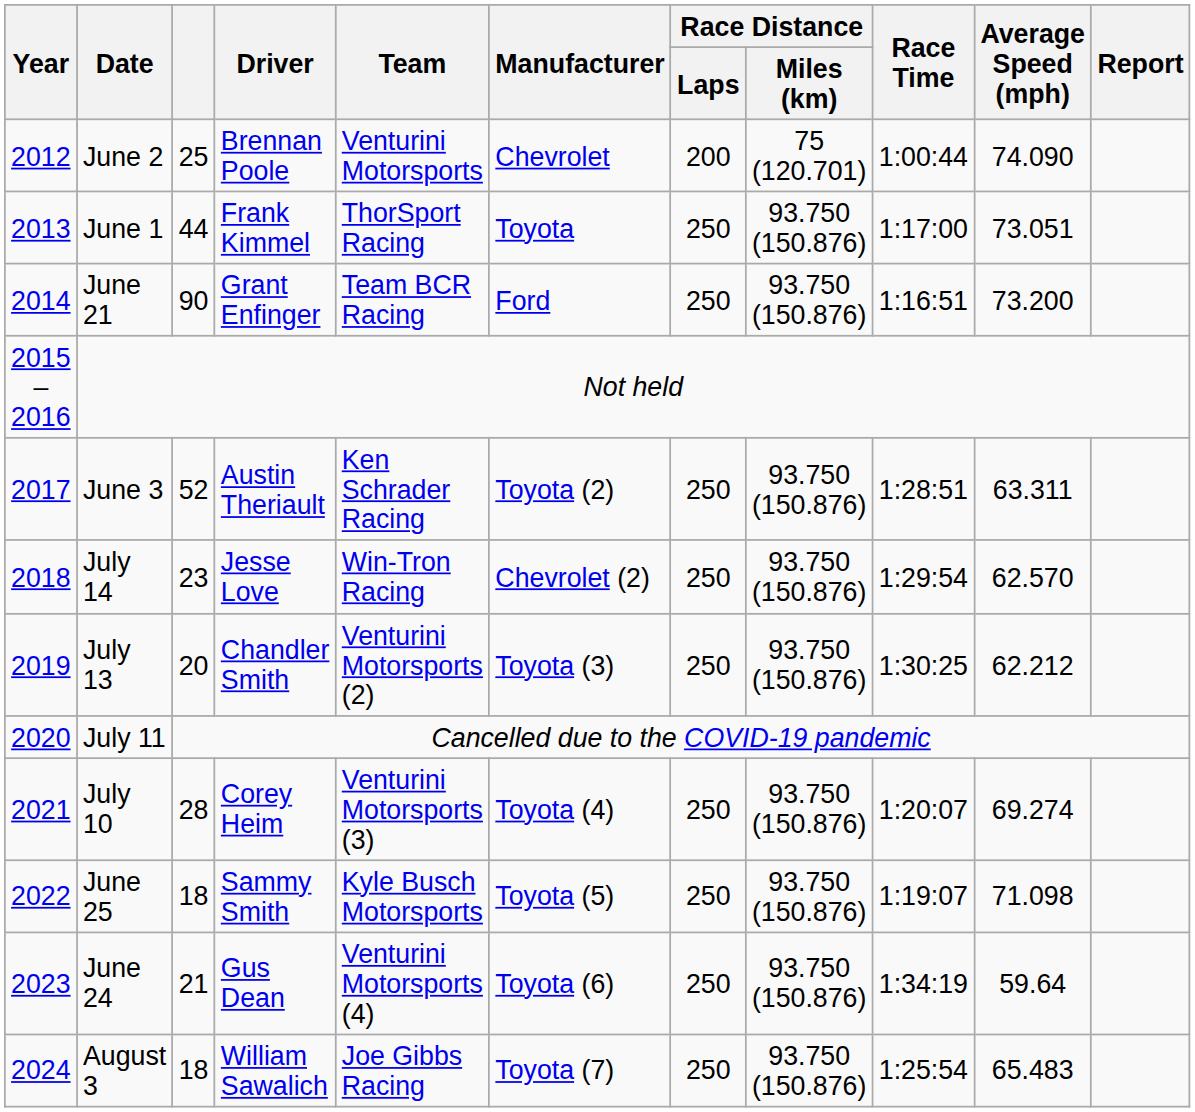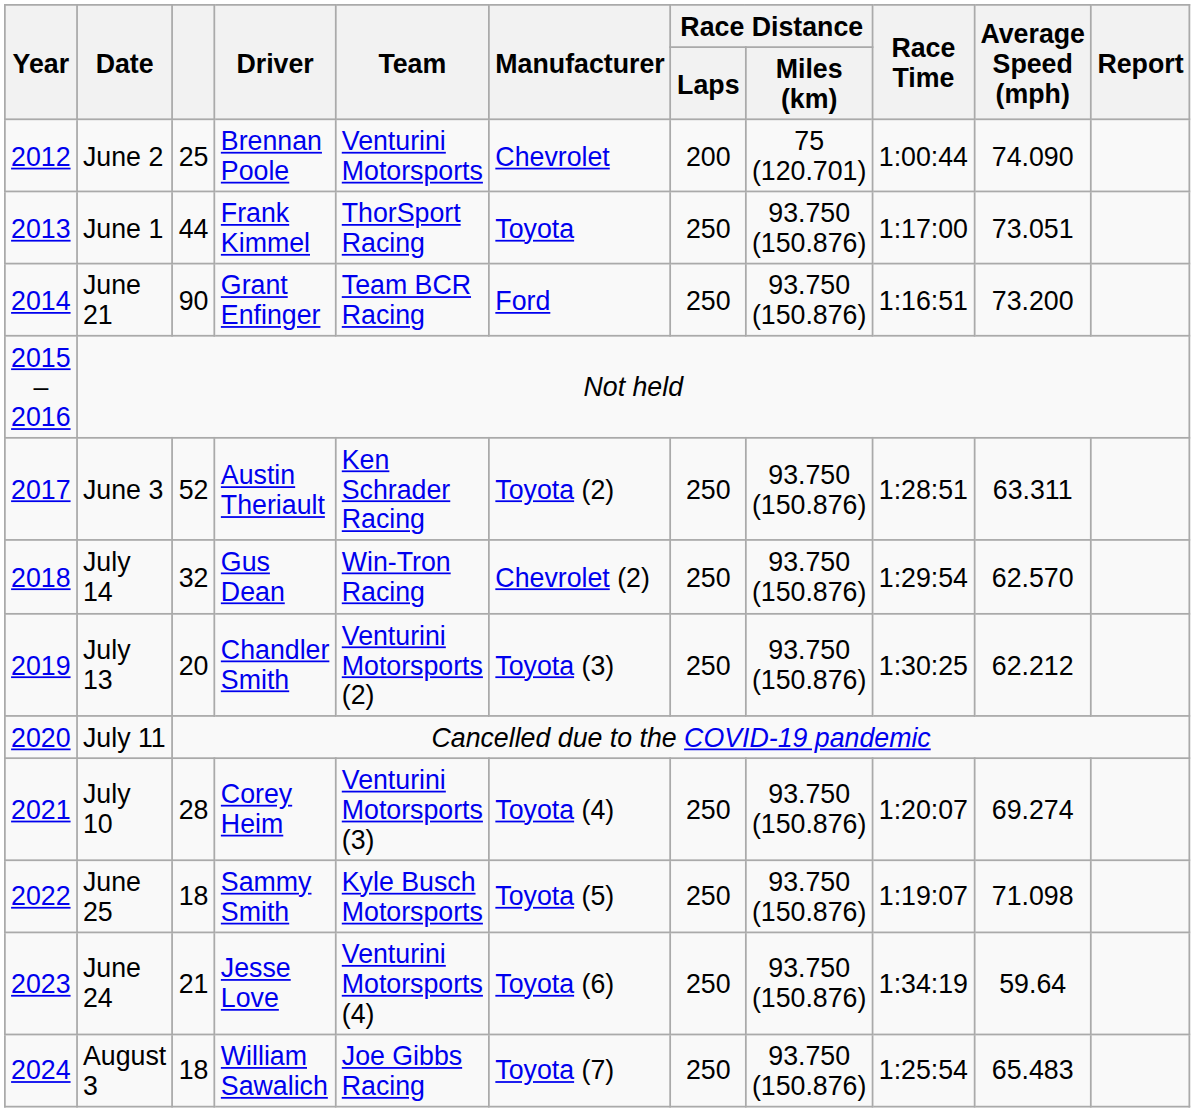(194, 577) 23 -> (194, 577) 32
(256, 577) Jesse Love -> (253, 577) Gus Dean
(253, 983) Gus Dean -> (256, 983) Jesse Love
